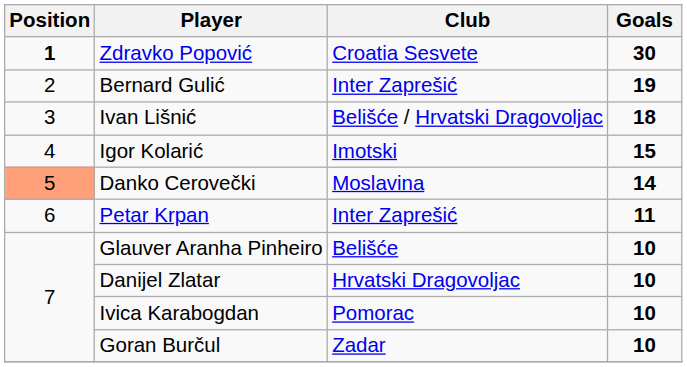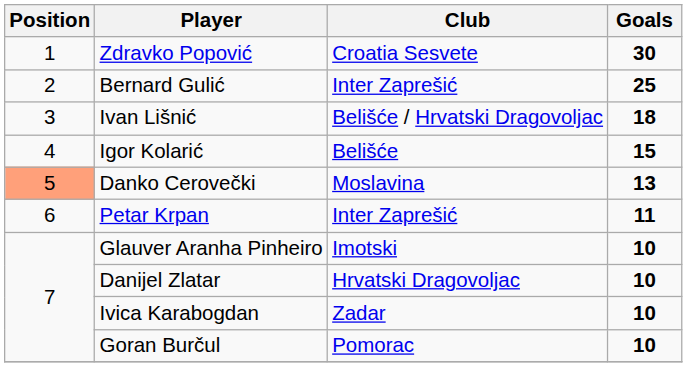(50, 53) bold -> (50, 53) normal
(644, 85) 19 -> (644, 85) 25
(365, 150) Imotski -> (365, 150) Belišće
(644, 183) 14 -> (644, 183) 13
(365, 248) Belišće -> (365, 248) Imotski
(373, 313) Pomorac -> (359, 313) Zadar
(359, 345) Zadar -> (373, 345) Pomorac
